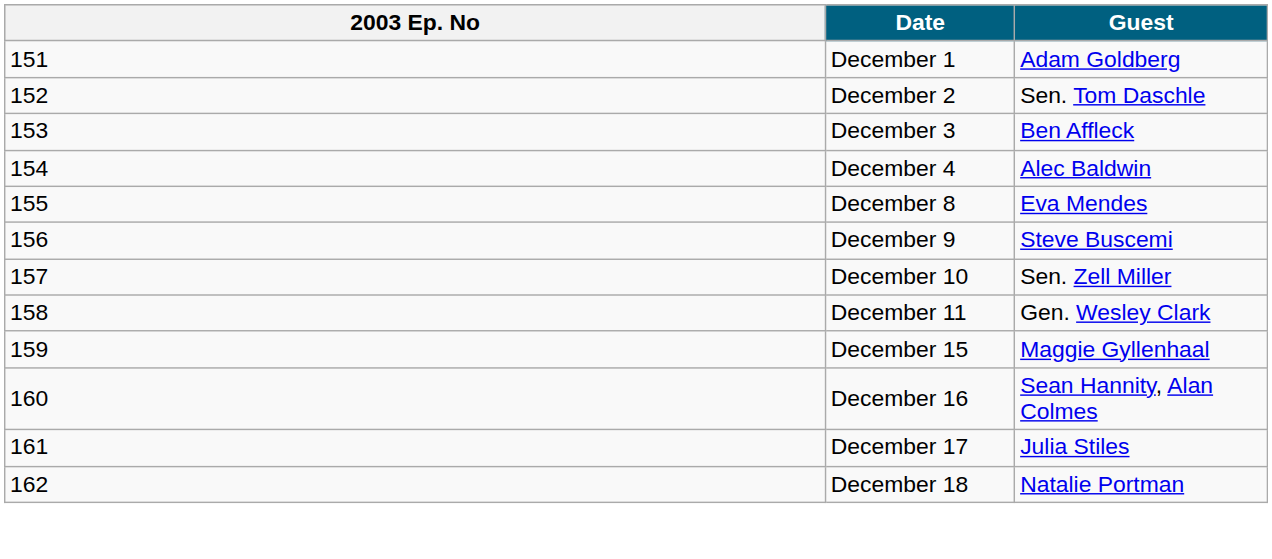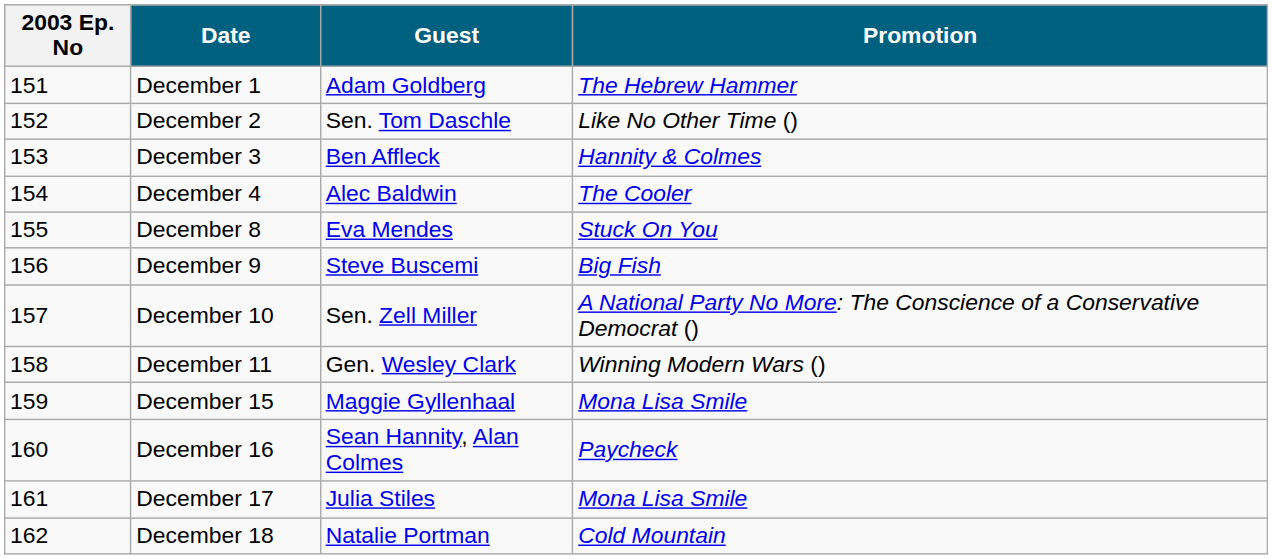+ column: (920, 35)
